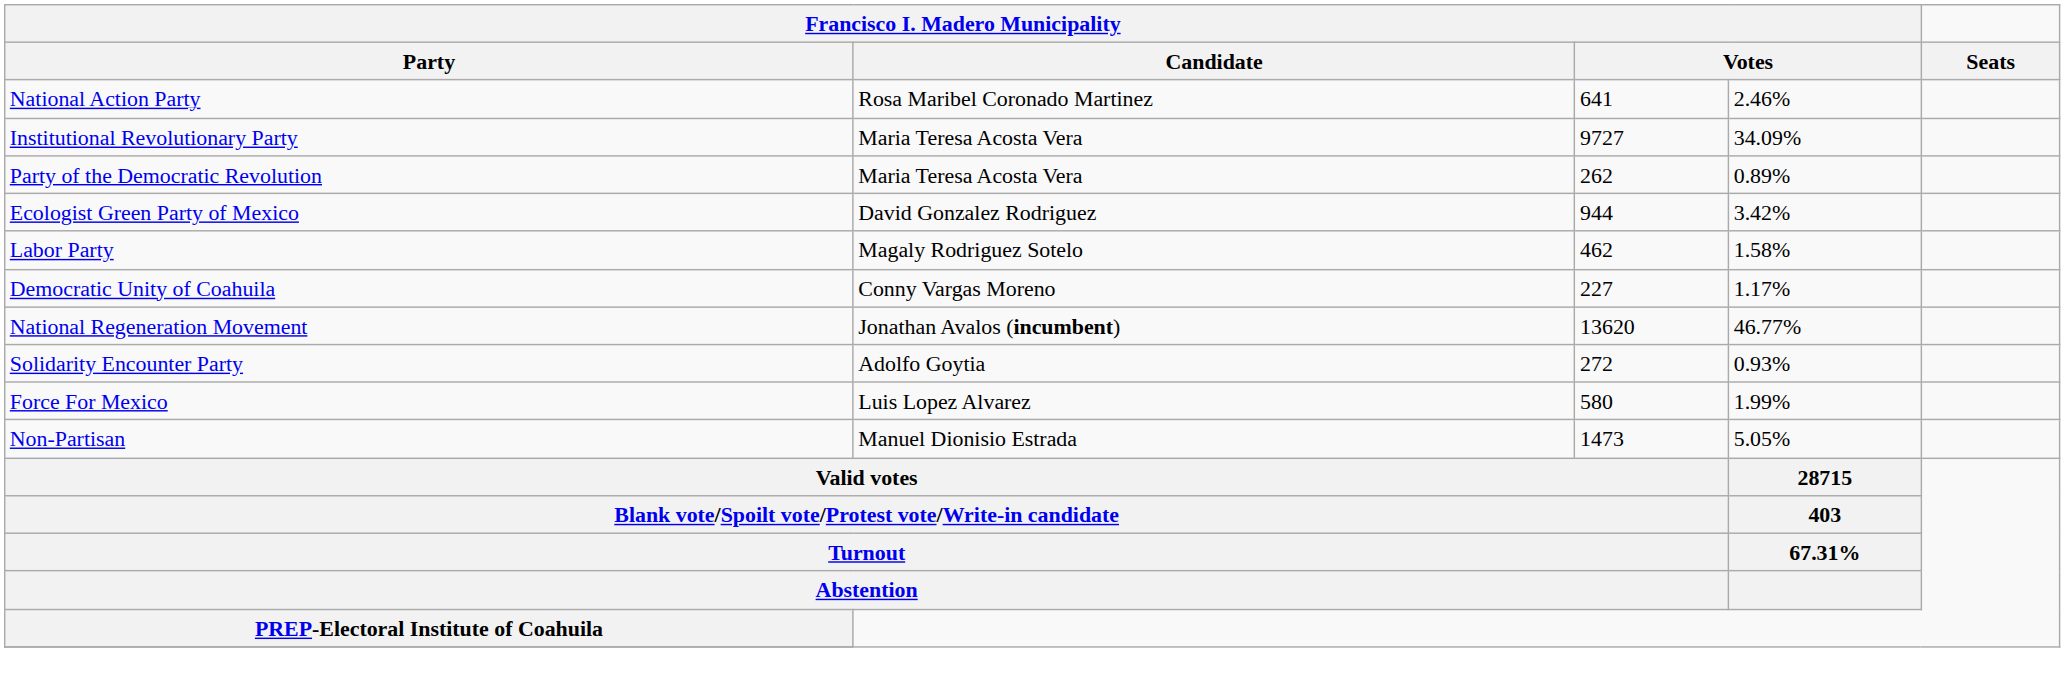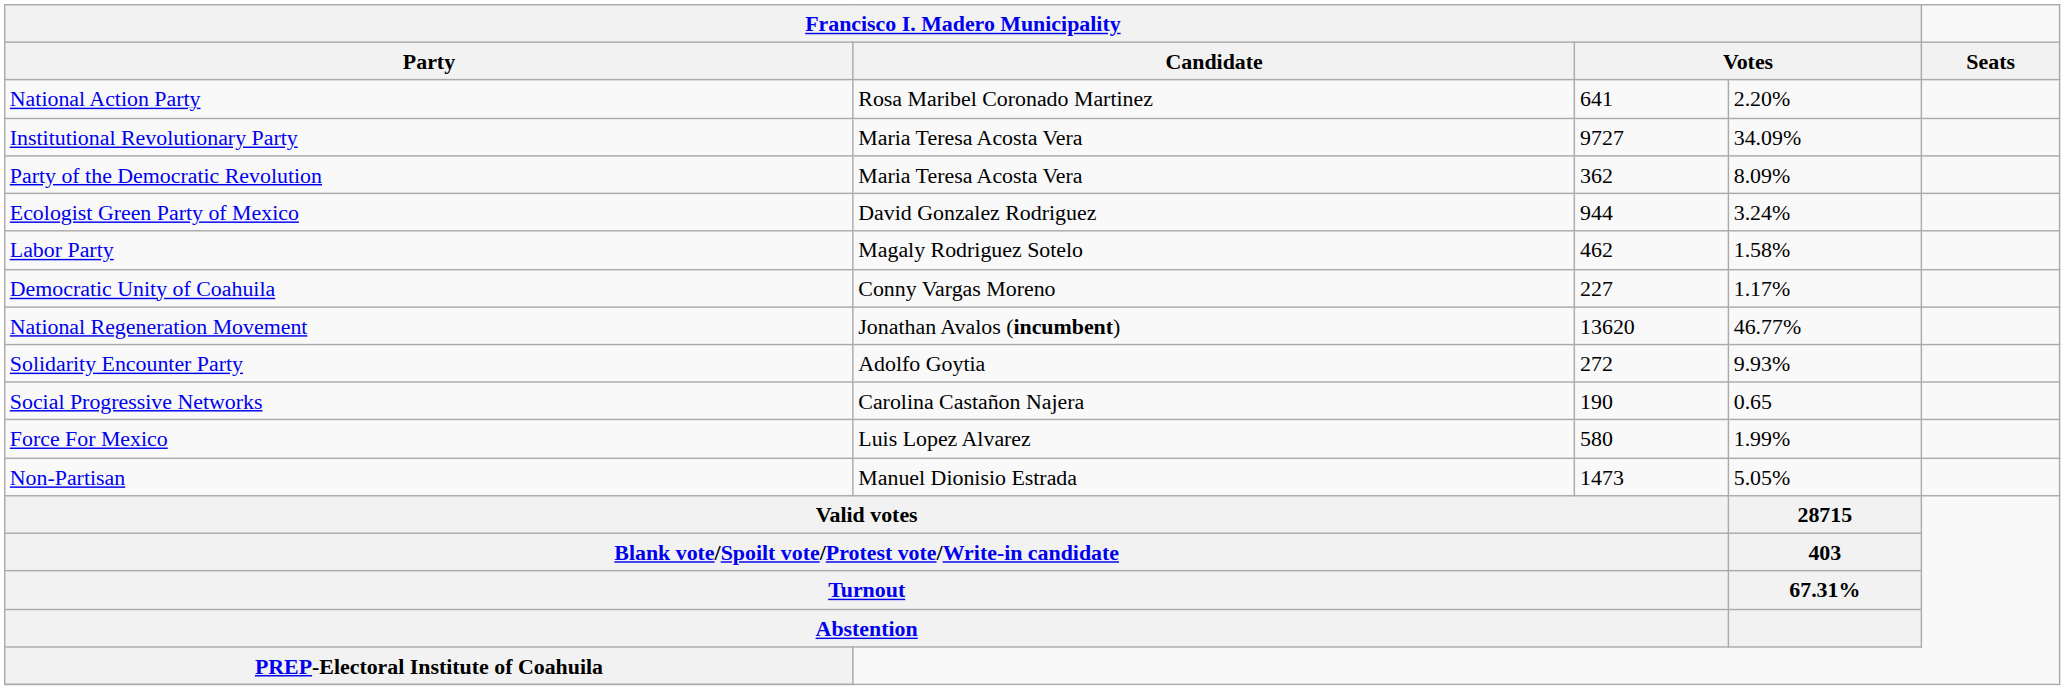(1762, 99) 2.46% -> (1762, 99) 2.20%
(1596, 175) 262 -> (1596, 175) 362
(1762, 175) 0.89% -> (1762, 175) 8.09%
(1762, 212) 3.42% -> (1762, 212) 3.24%
(1762, 363) 0.93% -> (1762, 363) 9.93%
+ row: (136, 401)
